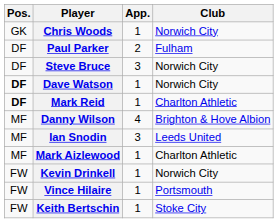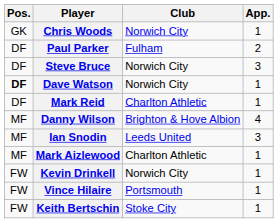columns swapped: (213, 13) <-> (138, 13)
(19, 102) bold -> (19, 102) normal
